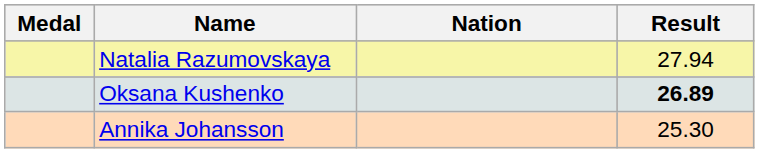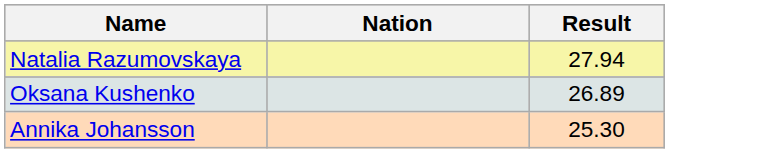- column: (49, 23)
(686, 94) bold -> (596, 94) normal
